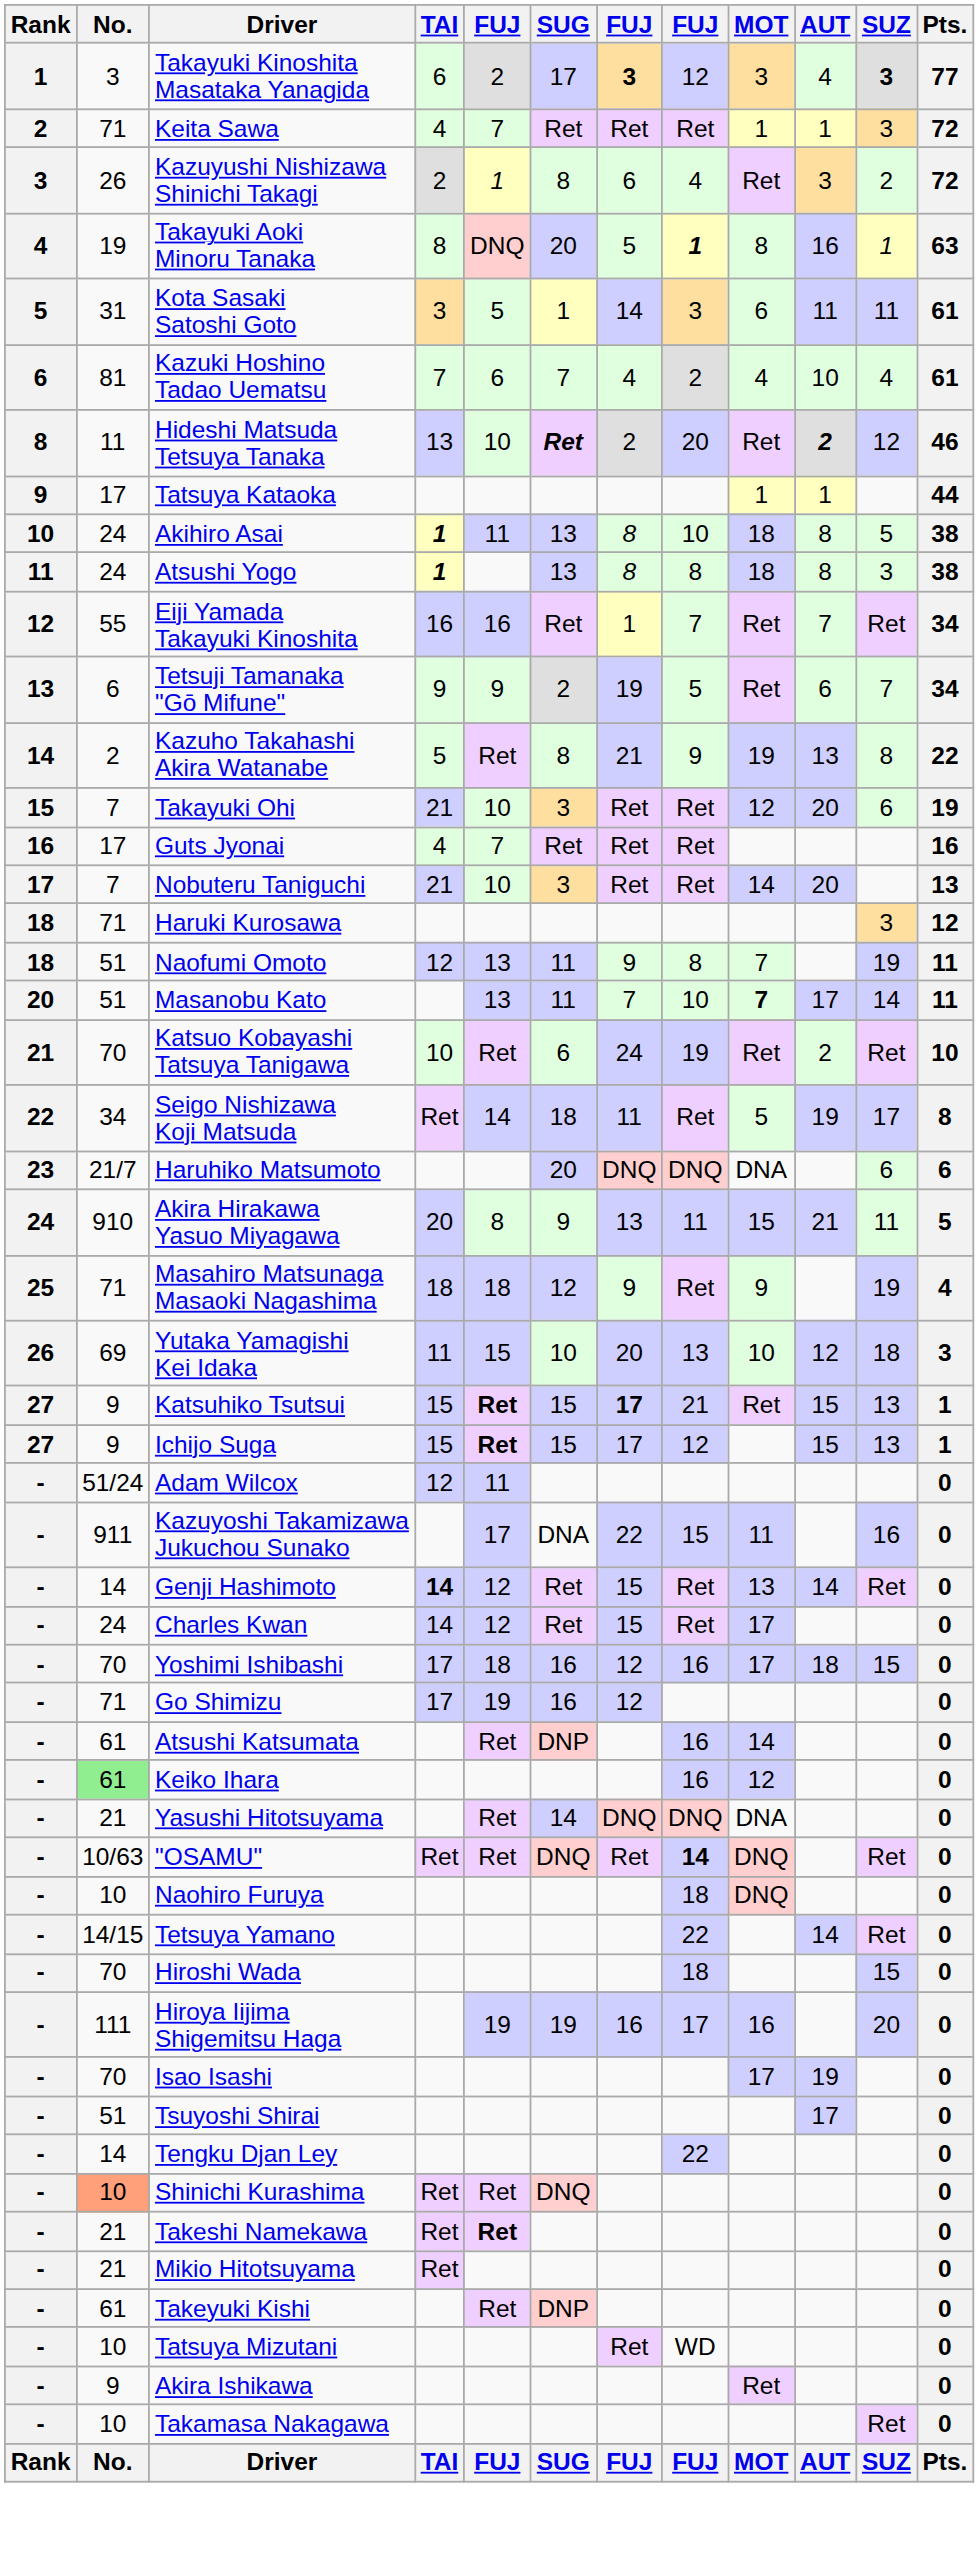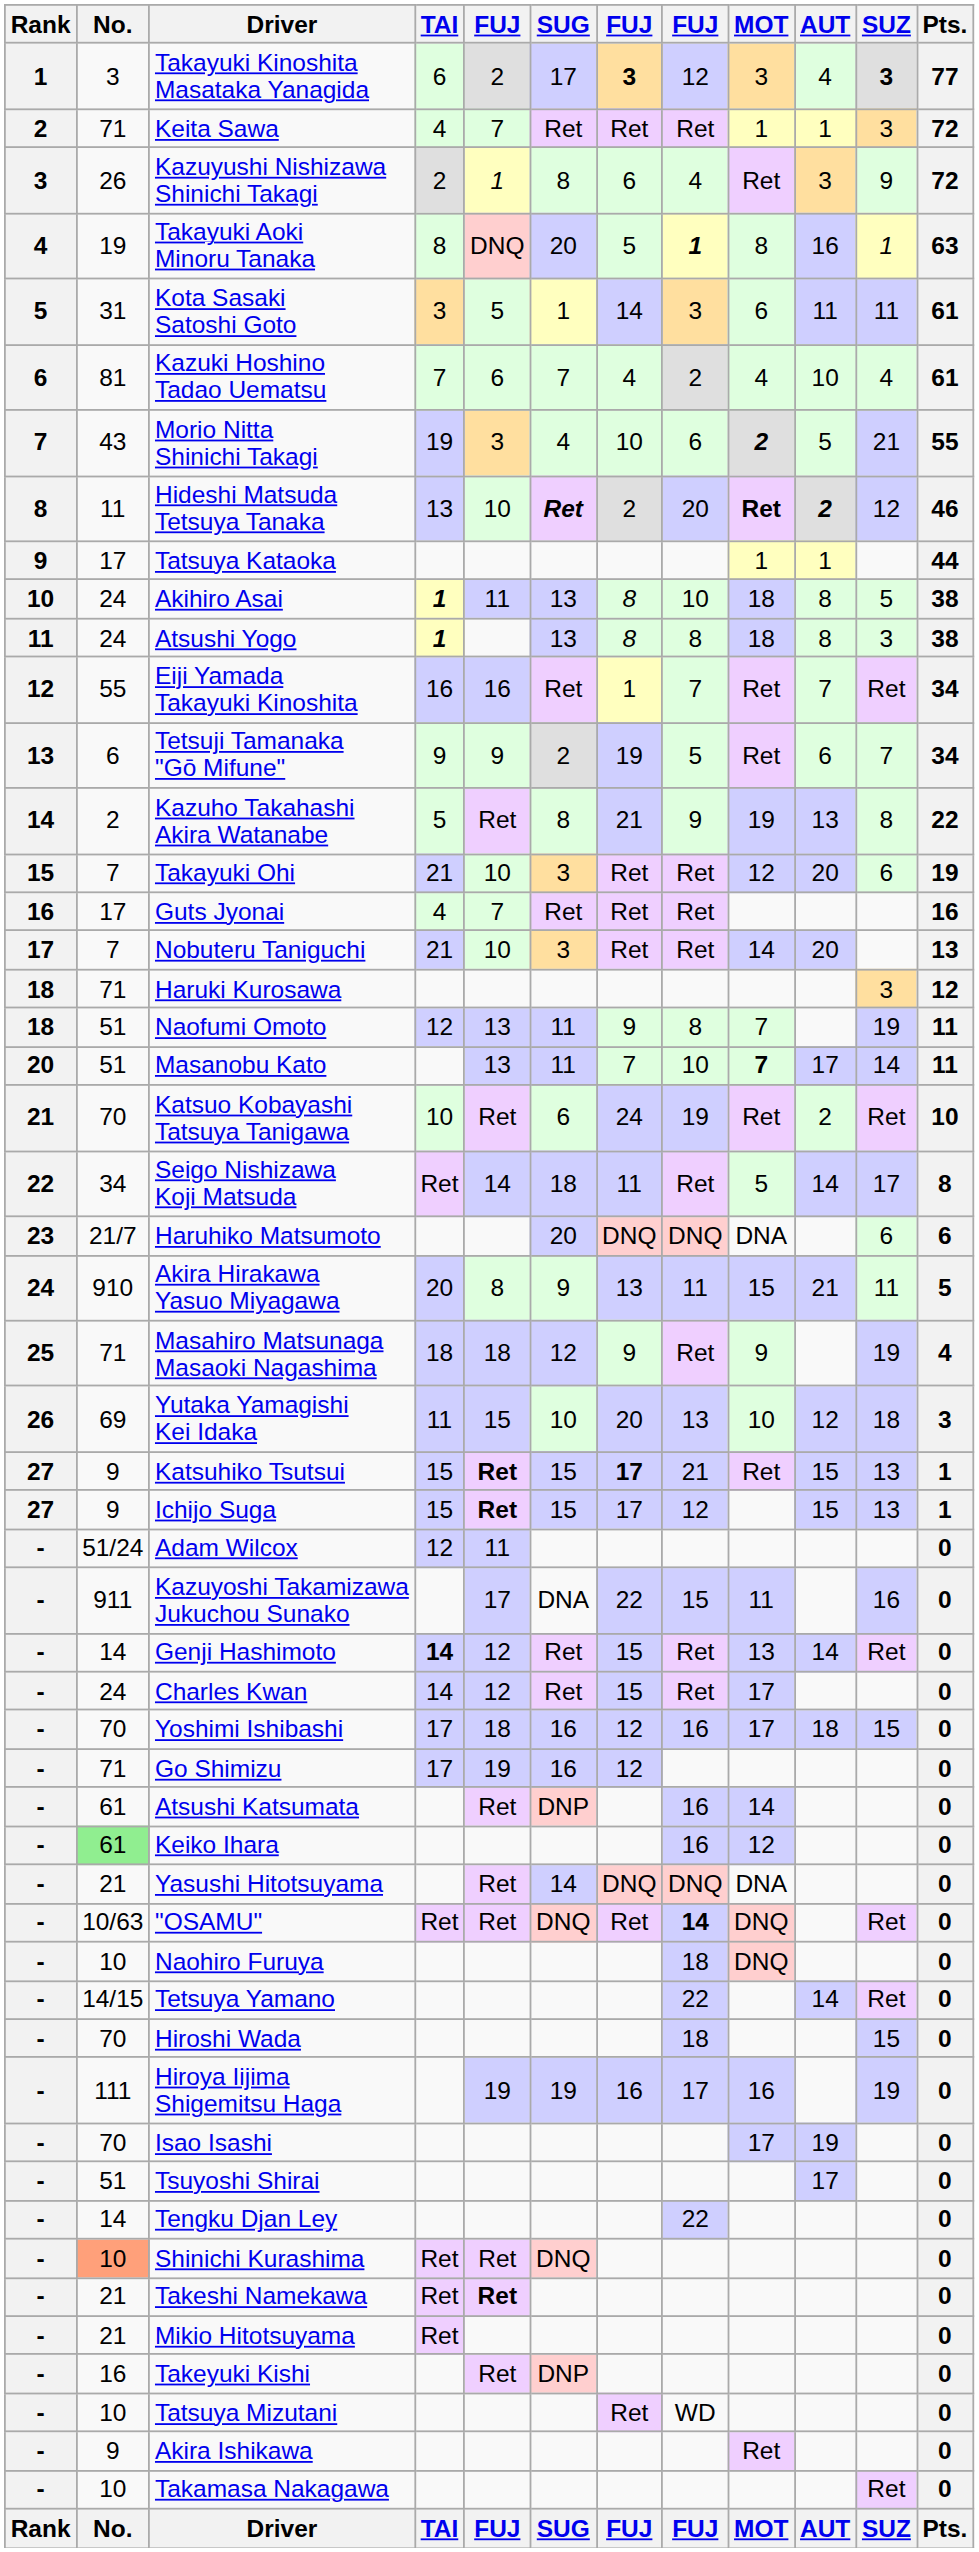(886, 180) 2 -> (886, 180) 9
+ row: (236, 442)
(761, 442) normal -> (761, 508) bold
(825, 1118) 19 -> (825, 1183) 14
(886, 2024) 20 -> (886, 2090) 19
(113, 2308) 61 -> (113, 2374) 16
